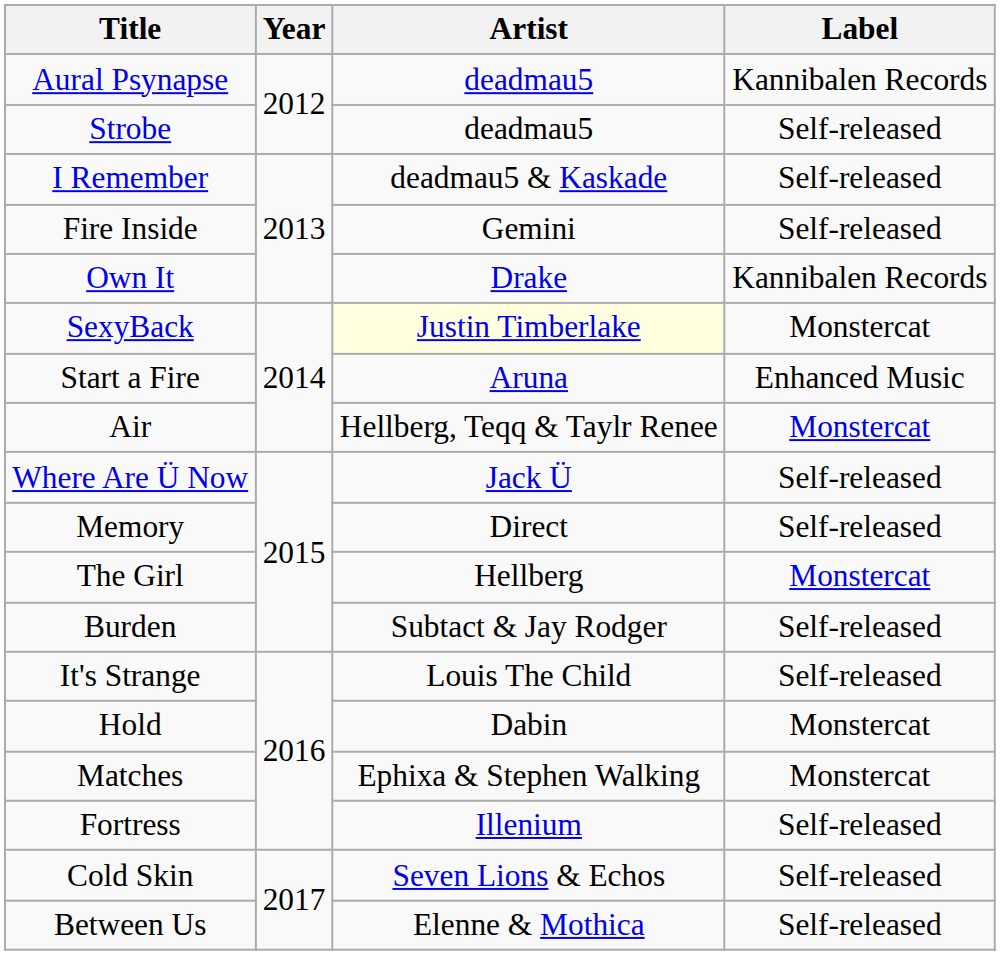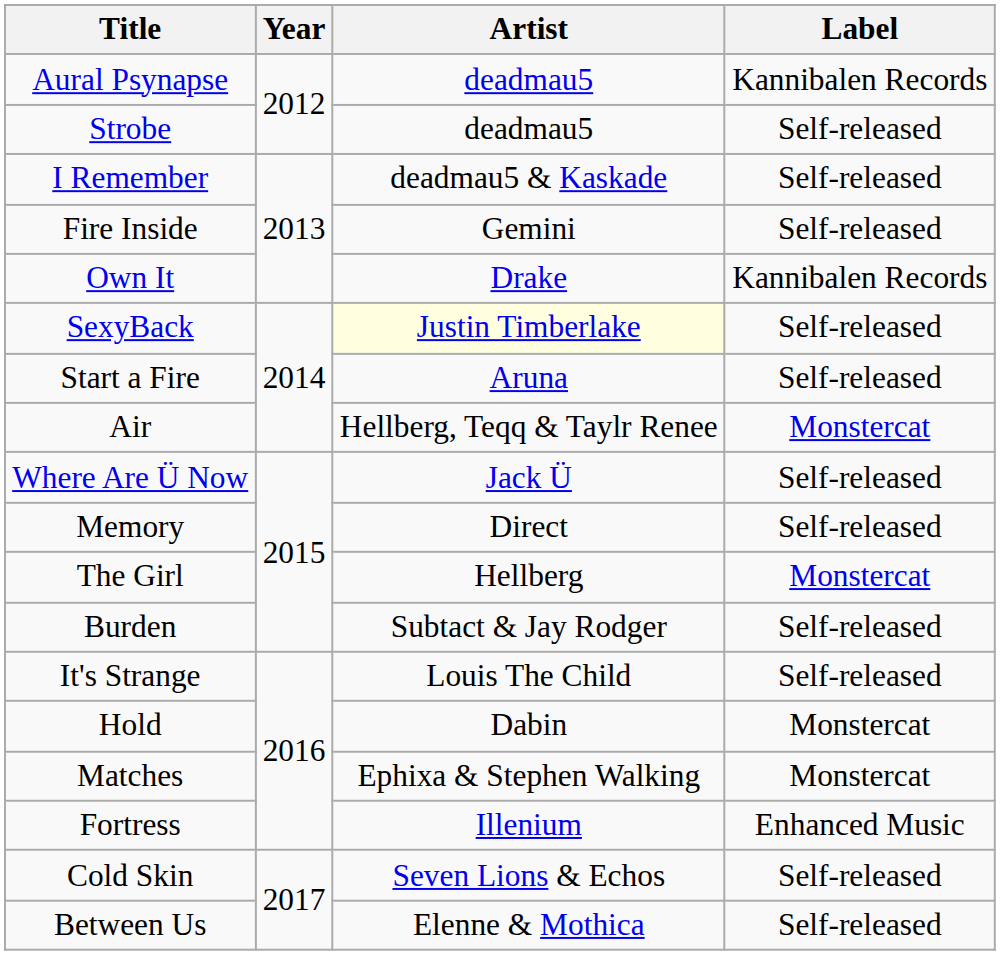(860, 327) Monstercat -> (860, 327) Self-released
(860, 377) Enhanced Music -> (860, 377) Self-released
(860, 825) Self-released -> (860, 825) Enhanced Music
